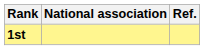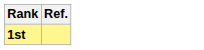- column: (106, 14)
